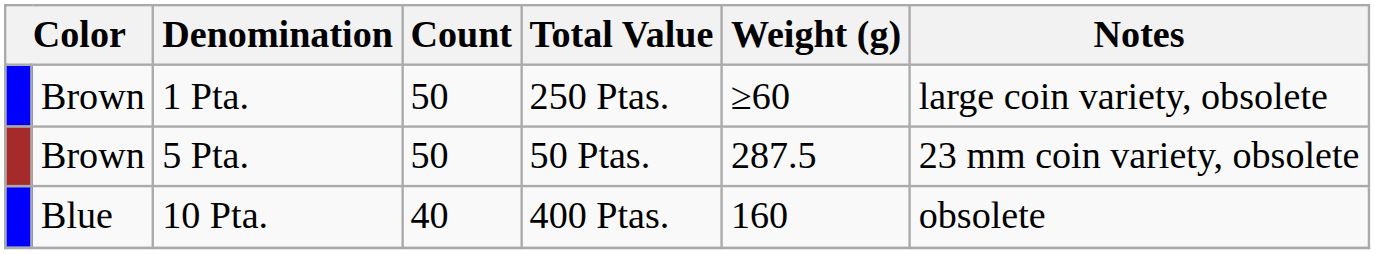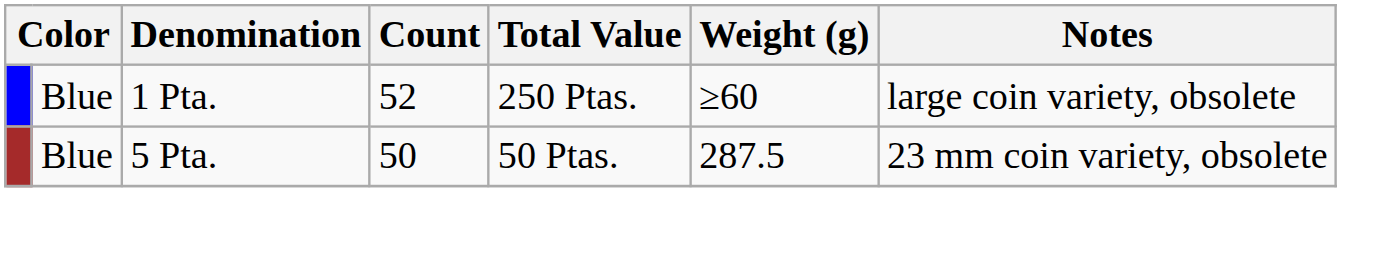(93, 95) Brown -> (77, 95) Blue
(429, 95) 50 -> (398, 95) 52
(93, 155) Brown -> (77, 155) Blue
- row: (215, 215)
